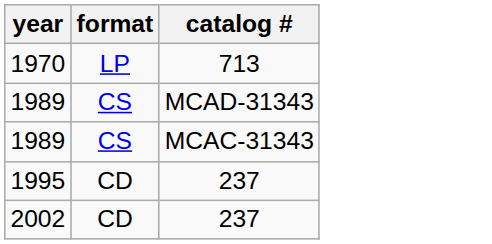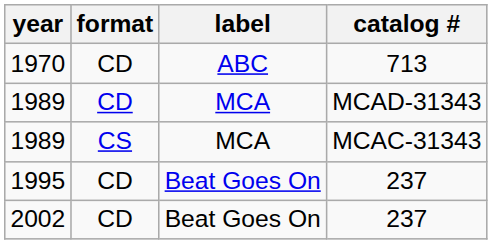+ column: (243, 24)
(115, 63) LP -> (115, 63) CD
(115, 102) CS -> (115, 102) CD
